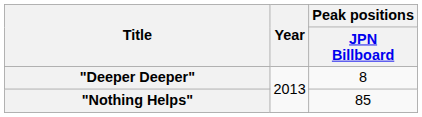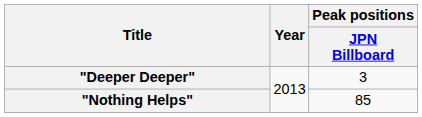(363, 77) 8 -> (363, 77) 3
